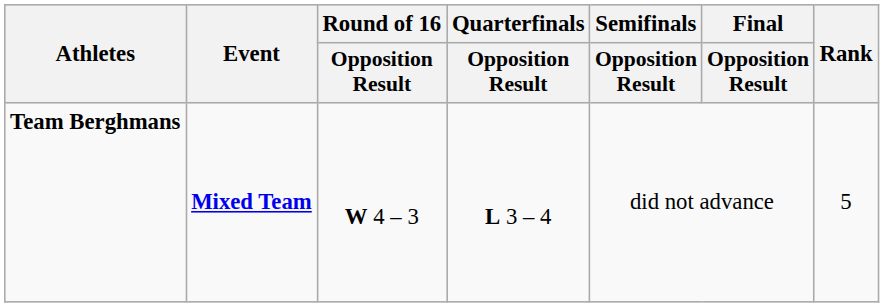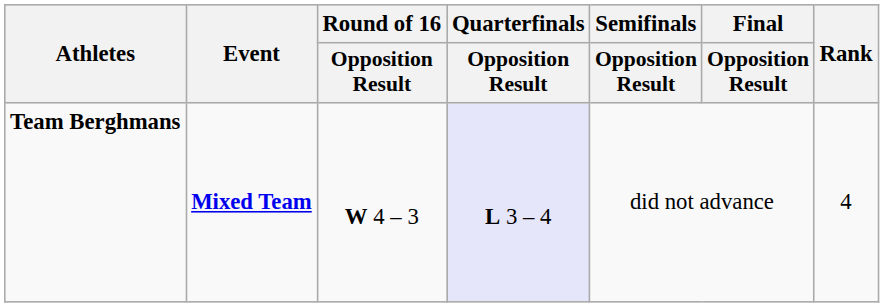(518, 215) no background -> (518, 215) lavender background
(846, 202) 5 -> (846, 202) 4
